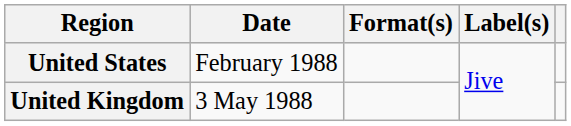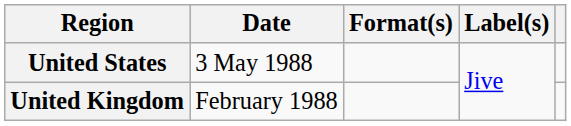(266, 62) February 1988 -> (254, 62) 3 May 1988
(254, 100) 3 May 1988 -> (266, 100) February 1988
